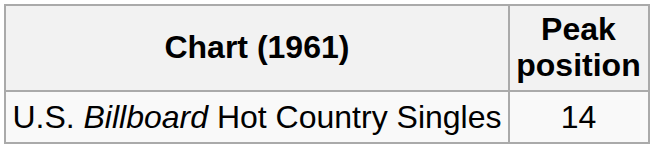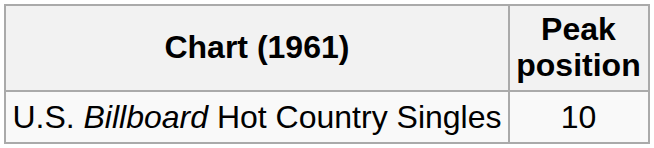(578, 116) 14 -> (578, 116) 10
